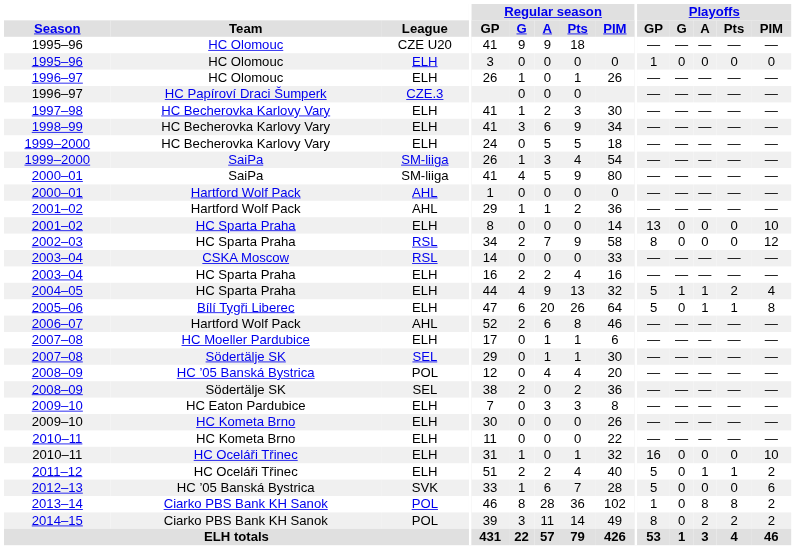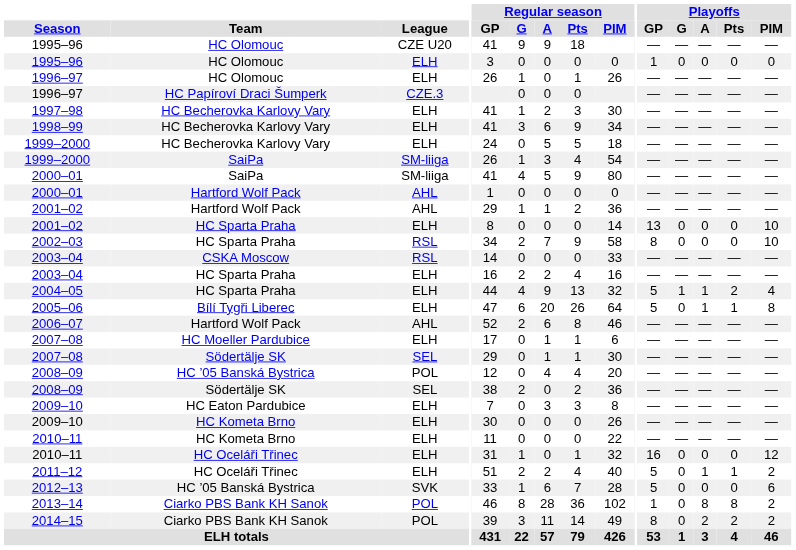(771, 241) 12 -> (771, 241) 10
(771, 455) 10 -> (771, 455) 12
